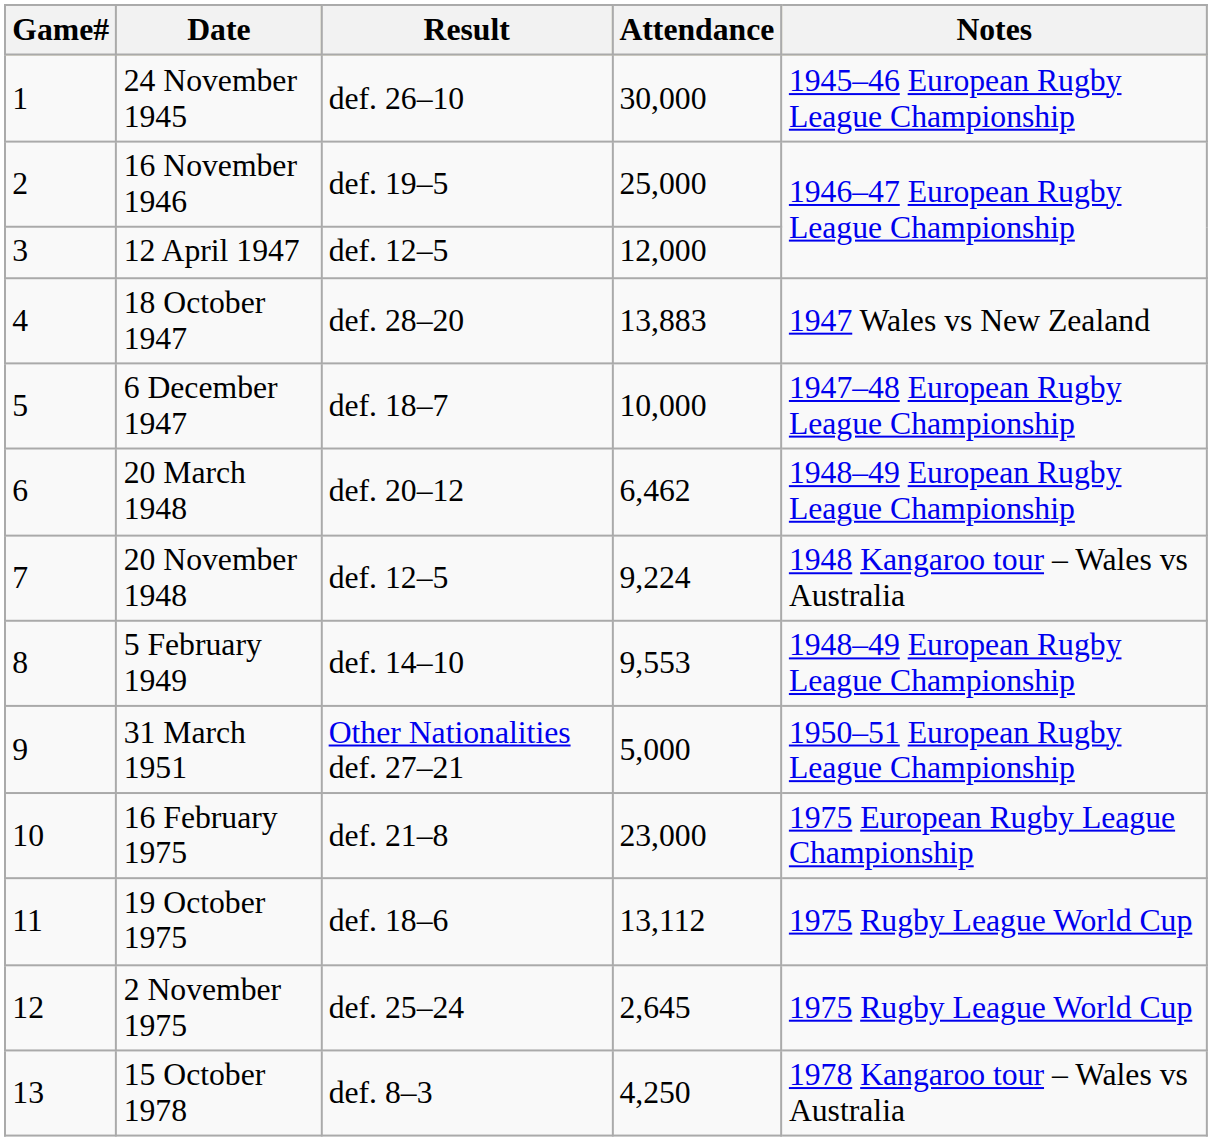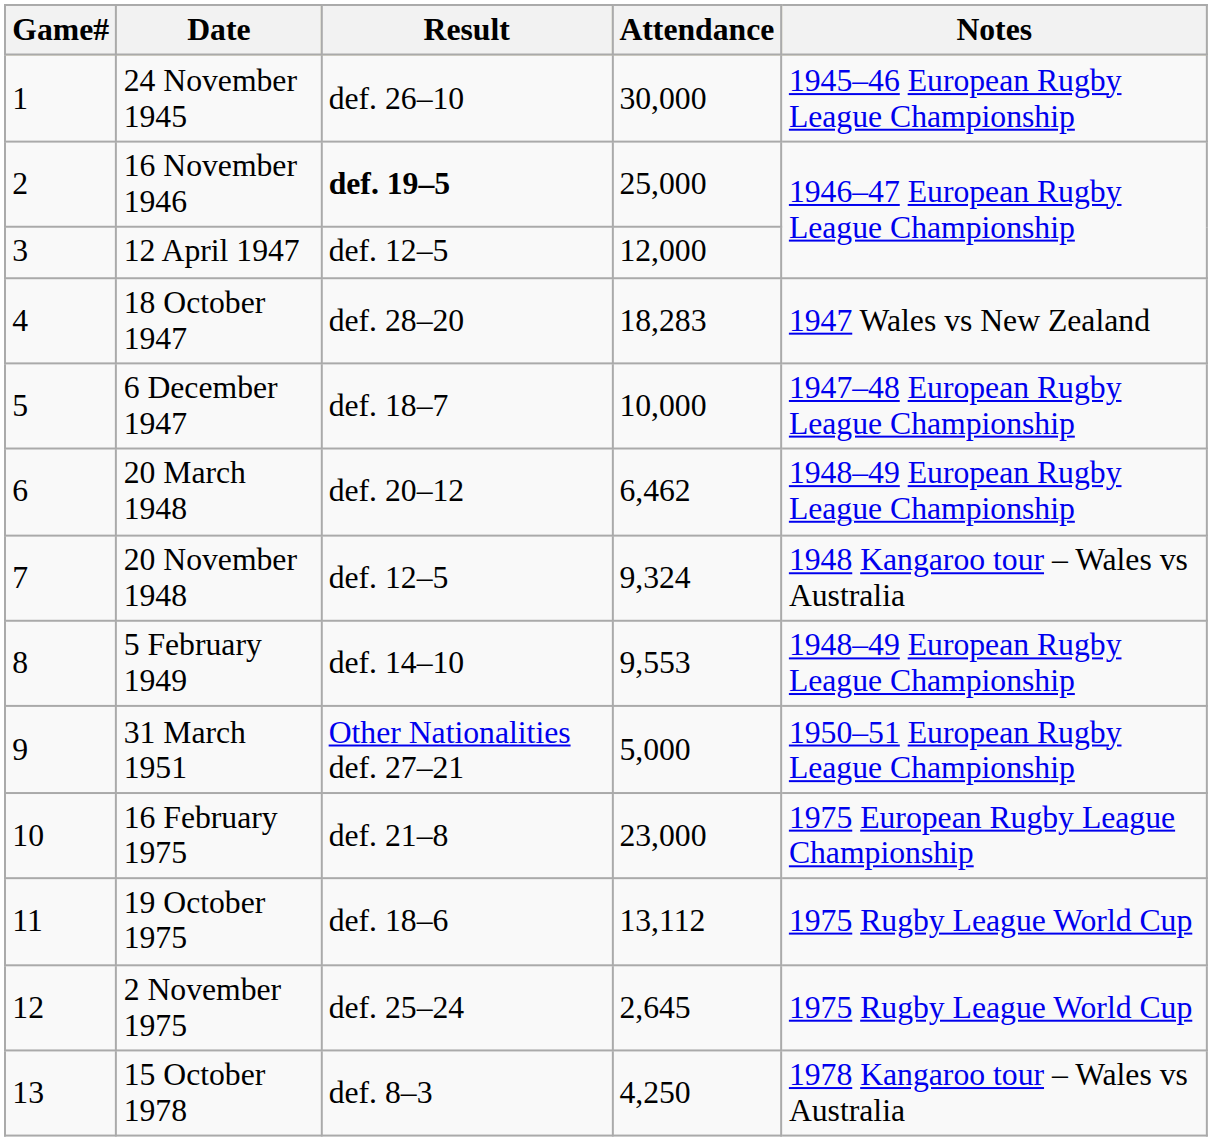(388, 183) normal -> (389, 183) bold
(663, 319) 13,883 -> (663, 319) 18,283
(655, 577) 9,224 -> (655, 577) 9,324
